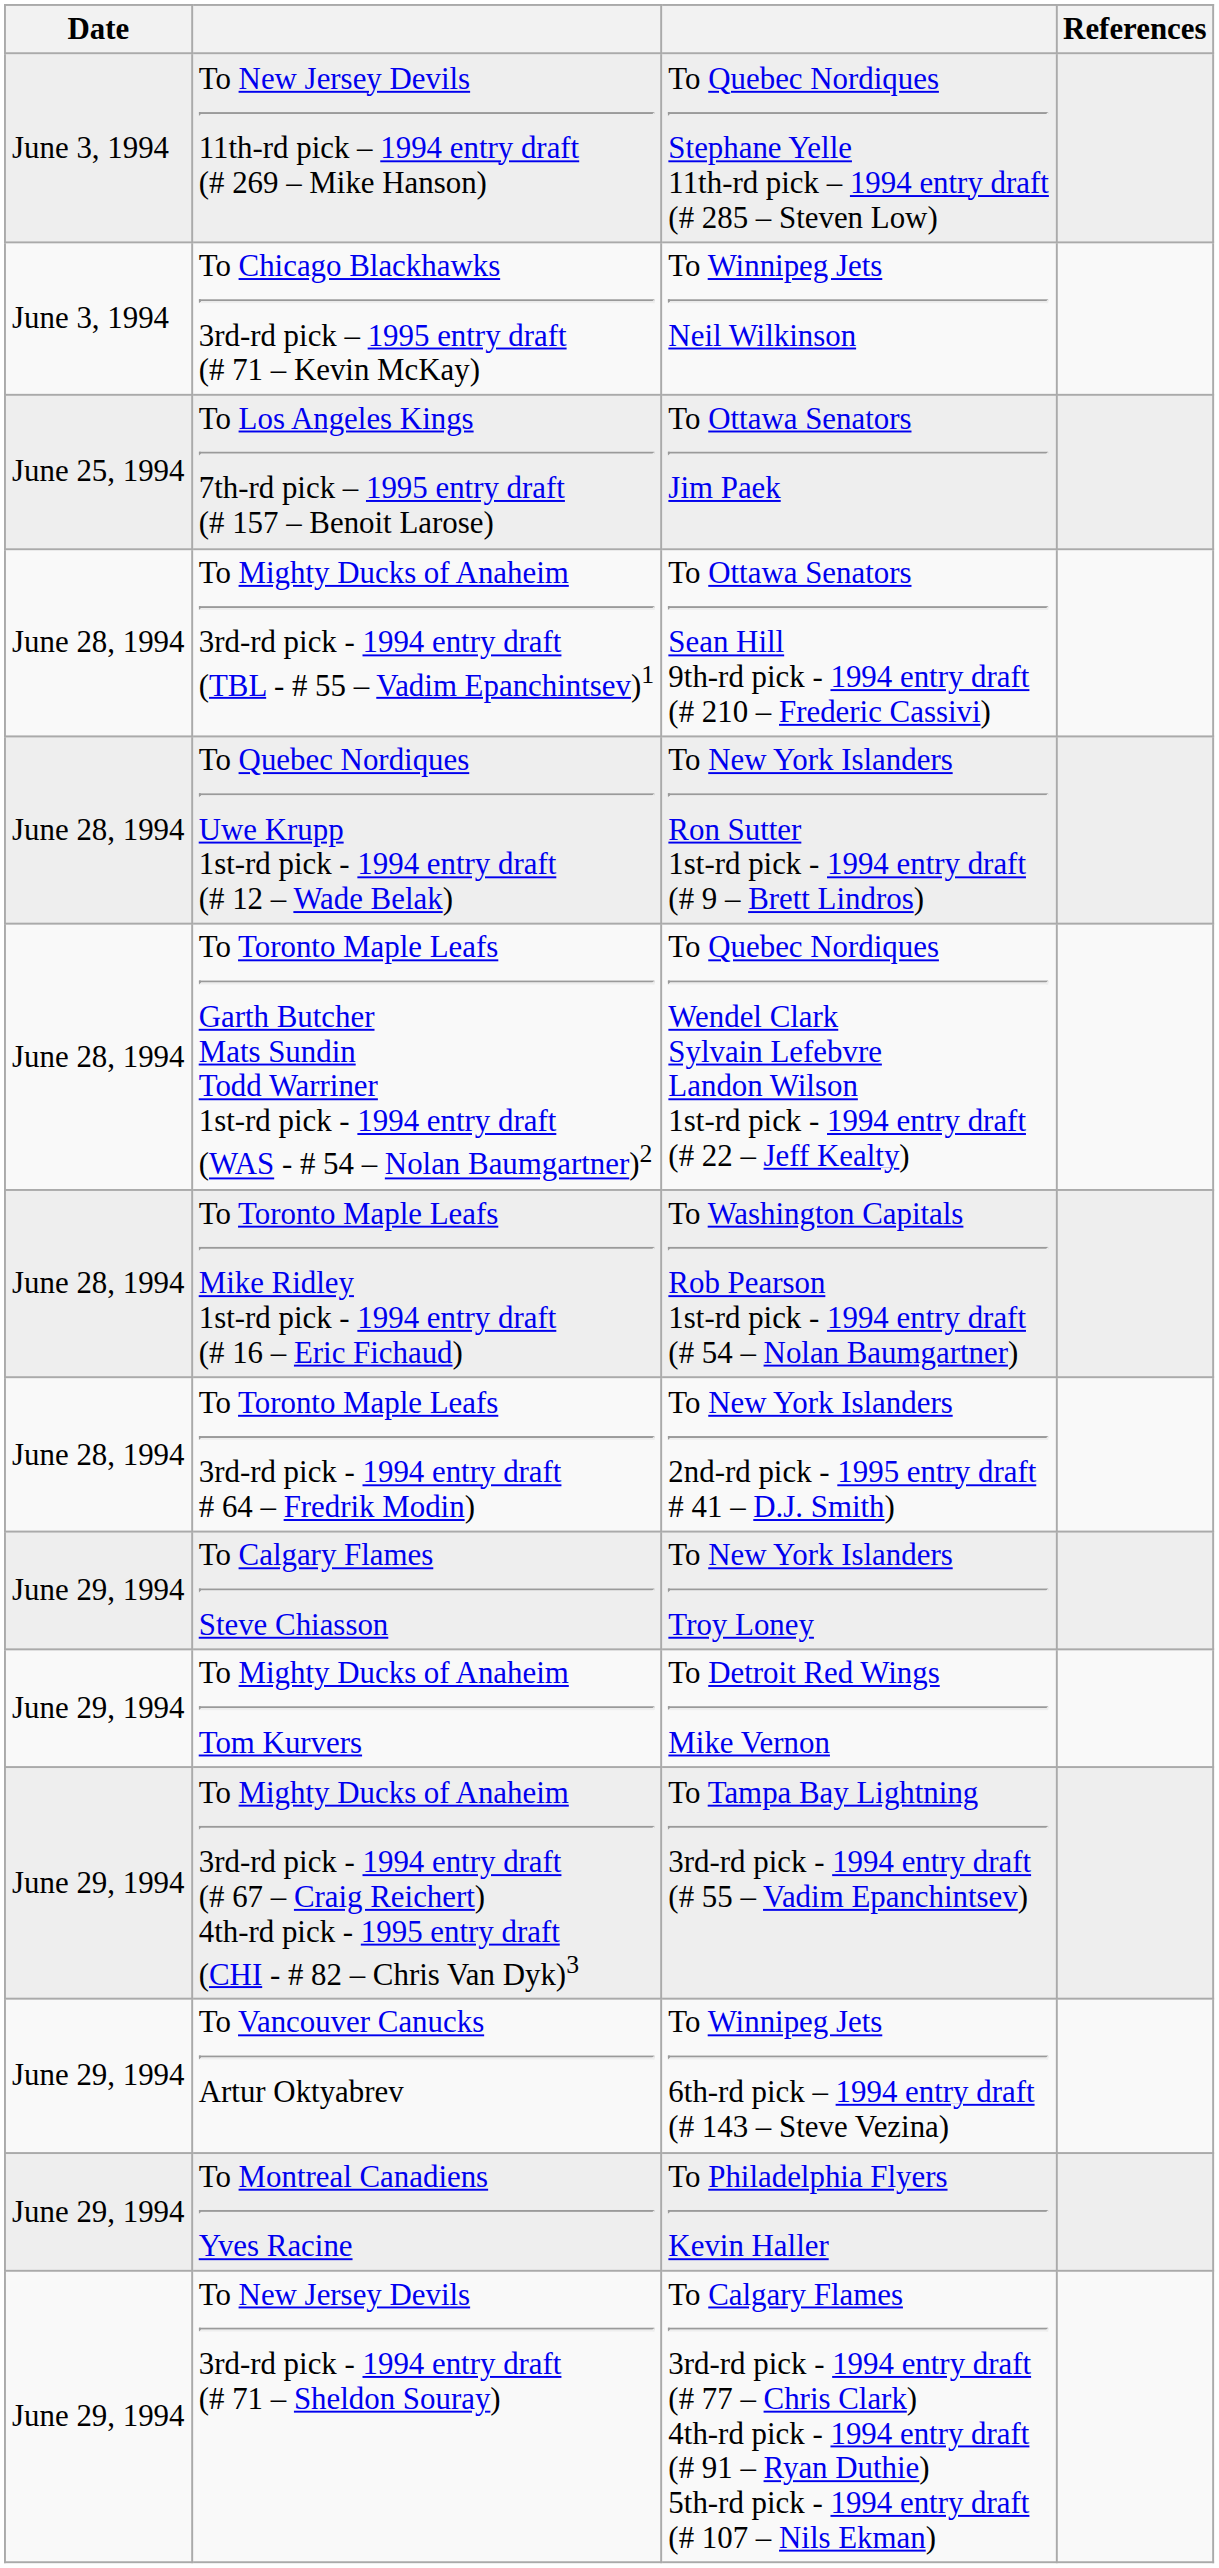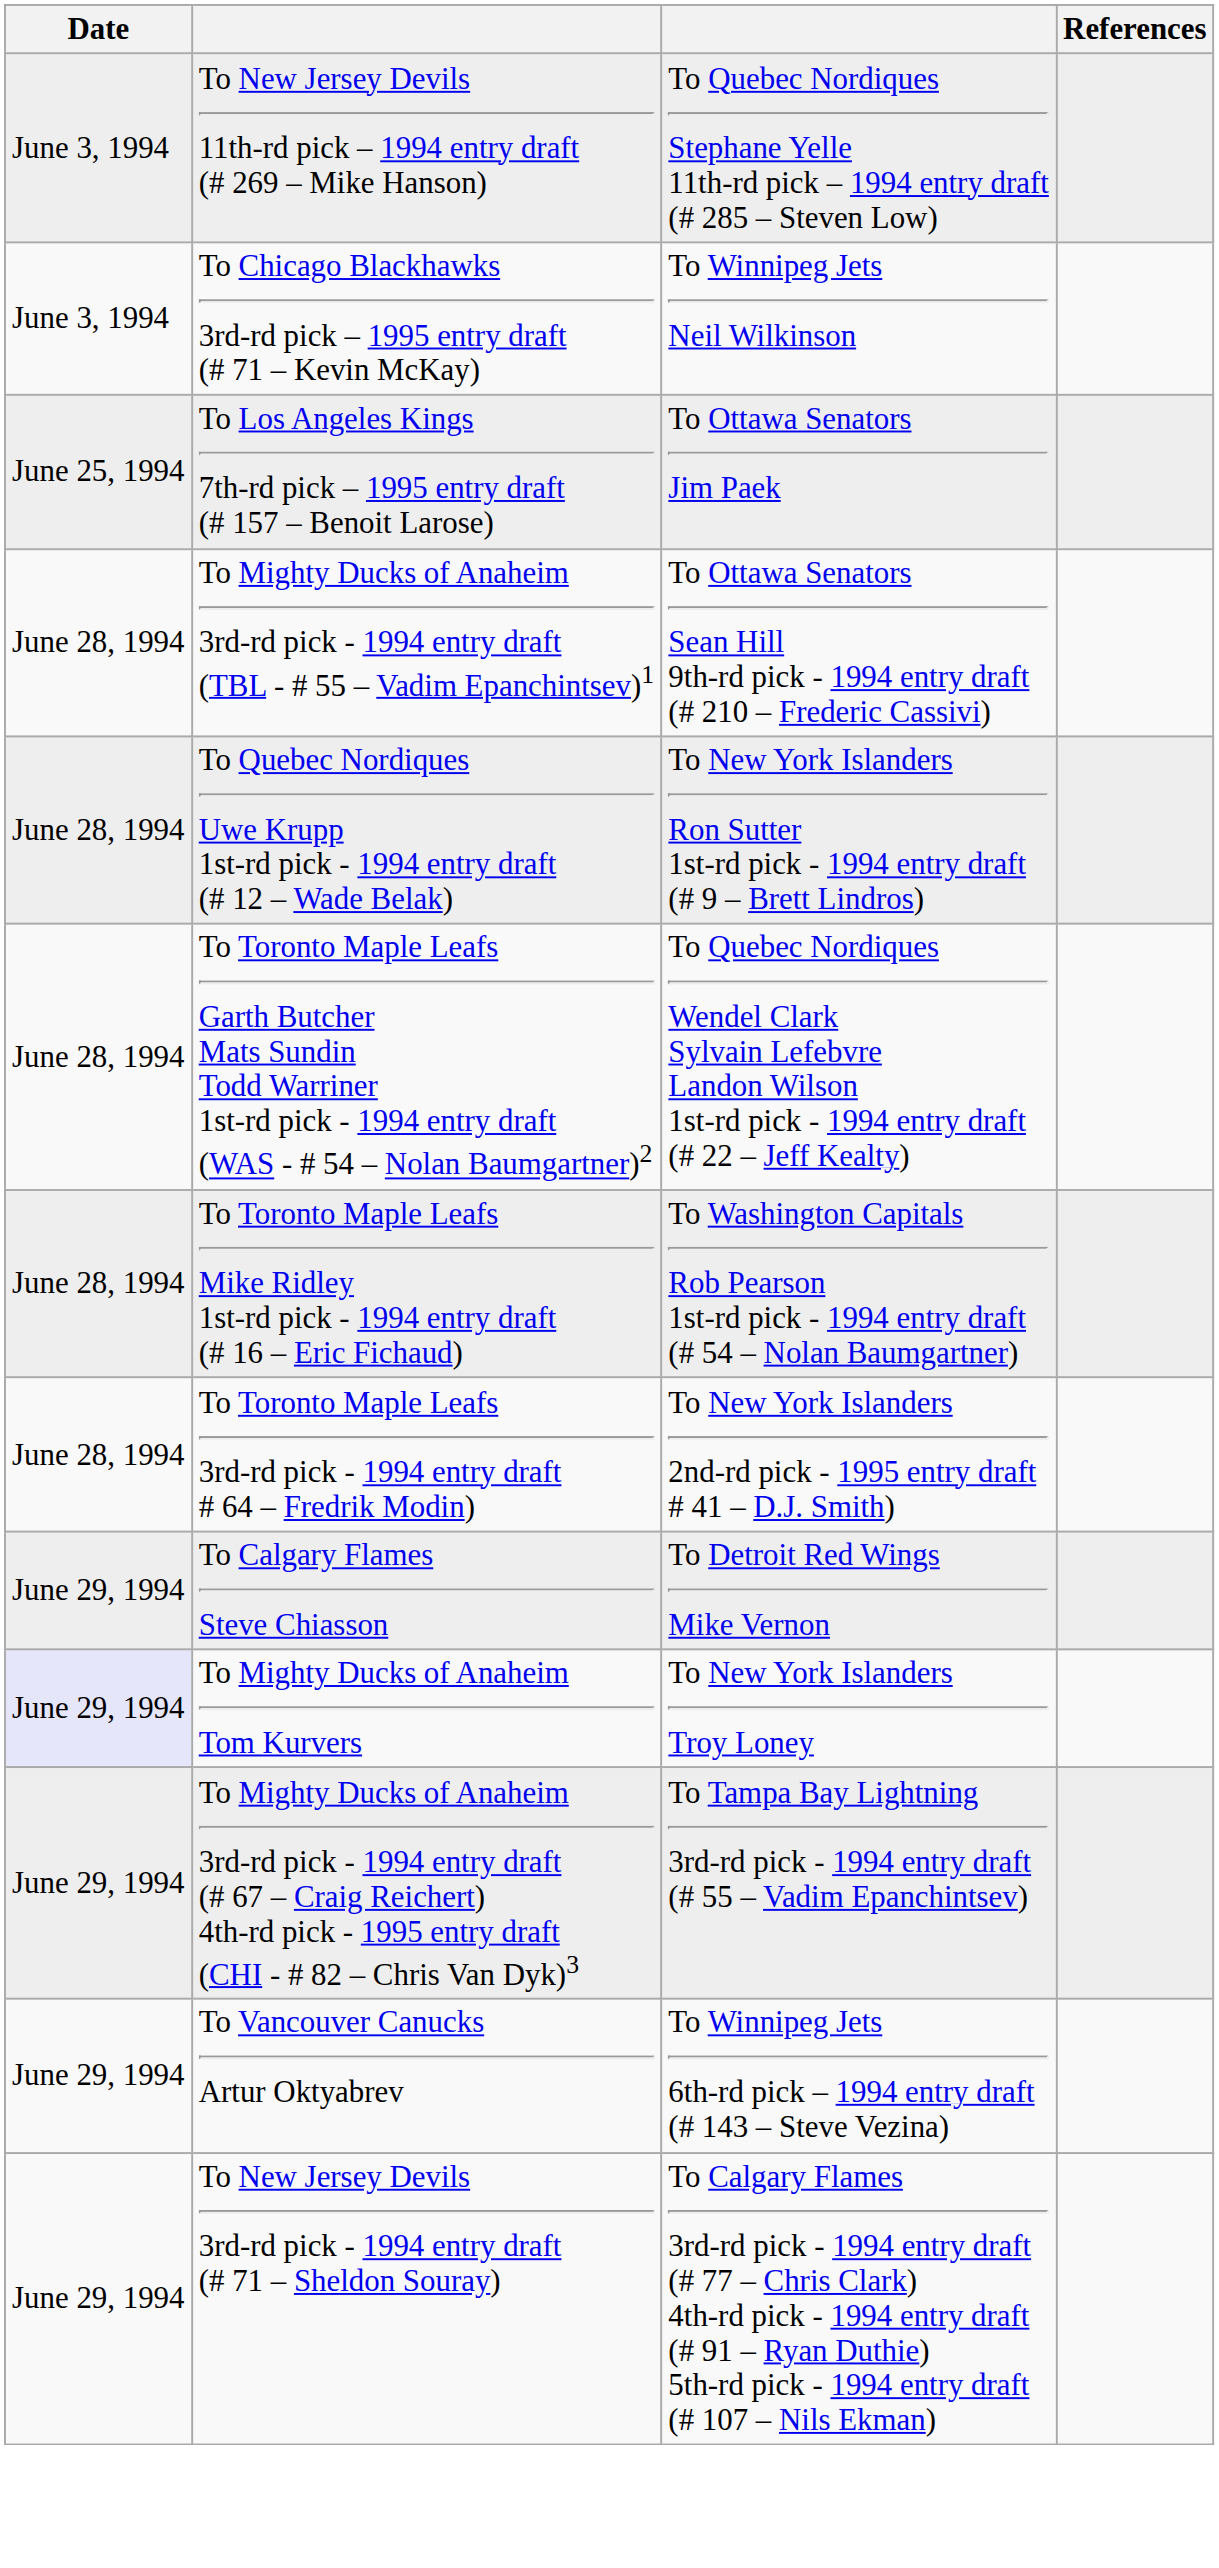(859, 1589) To New York Islanders Troy Loney -> (859, 1589) To Detroit Red Wings Mike Vernon
(98, 1708) no background -> (98, 1708) lavender background
(859, 1708) To Detroit Red Wings Mike Vernon -> (859, 1708) To New York Islanders Troy Loney
- row: (426, 2210)
